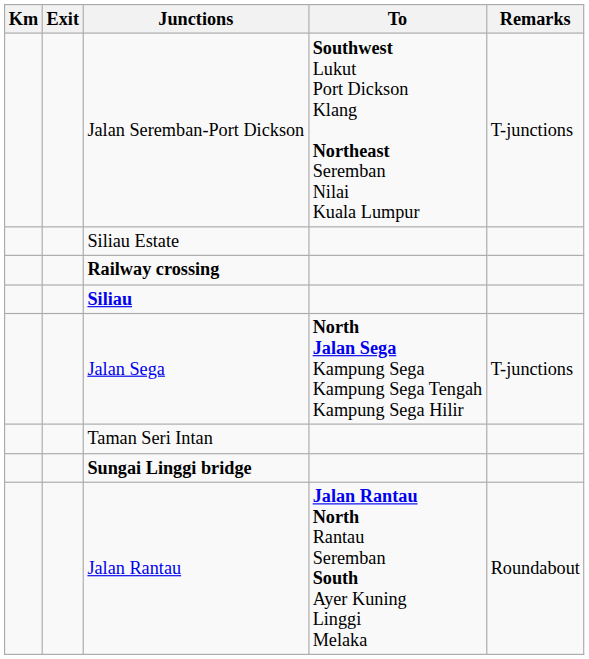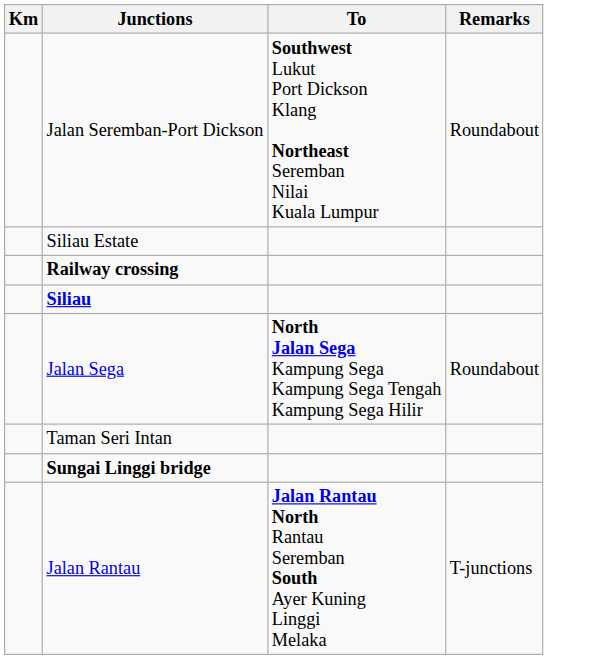- column: (63, 18)
(532, 129) T-junctions -> (494, 129) Roundabout
(532, 368) T-junctions -> (494, 368) Roundabout
(535, 568) Roundabout -> (491, 568) T-junctions
